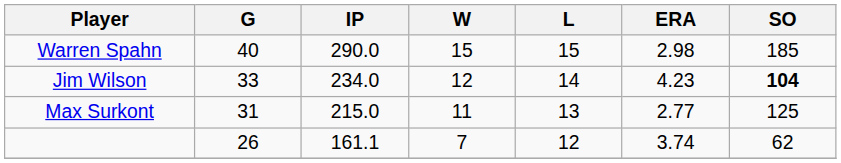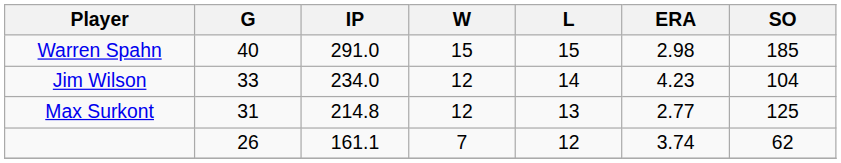(355, 50) 290.0 -> (355, 50) 291.0
(783, 81) bold -> (783, 81) normal
(355, 111) 215.0 -> (355, 111) 214.8
(462, 111) 11 -> (462, 111) 12
